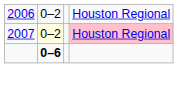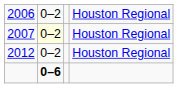(121, 33) pink background -> (121, 33) no background
+ row: (21, 53)
